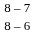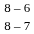rows swapped: (17, 25) <-> (17, 8)
